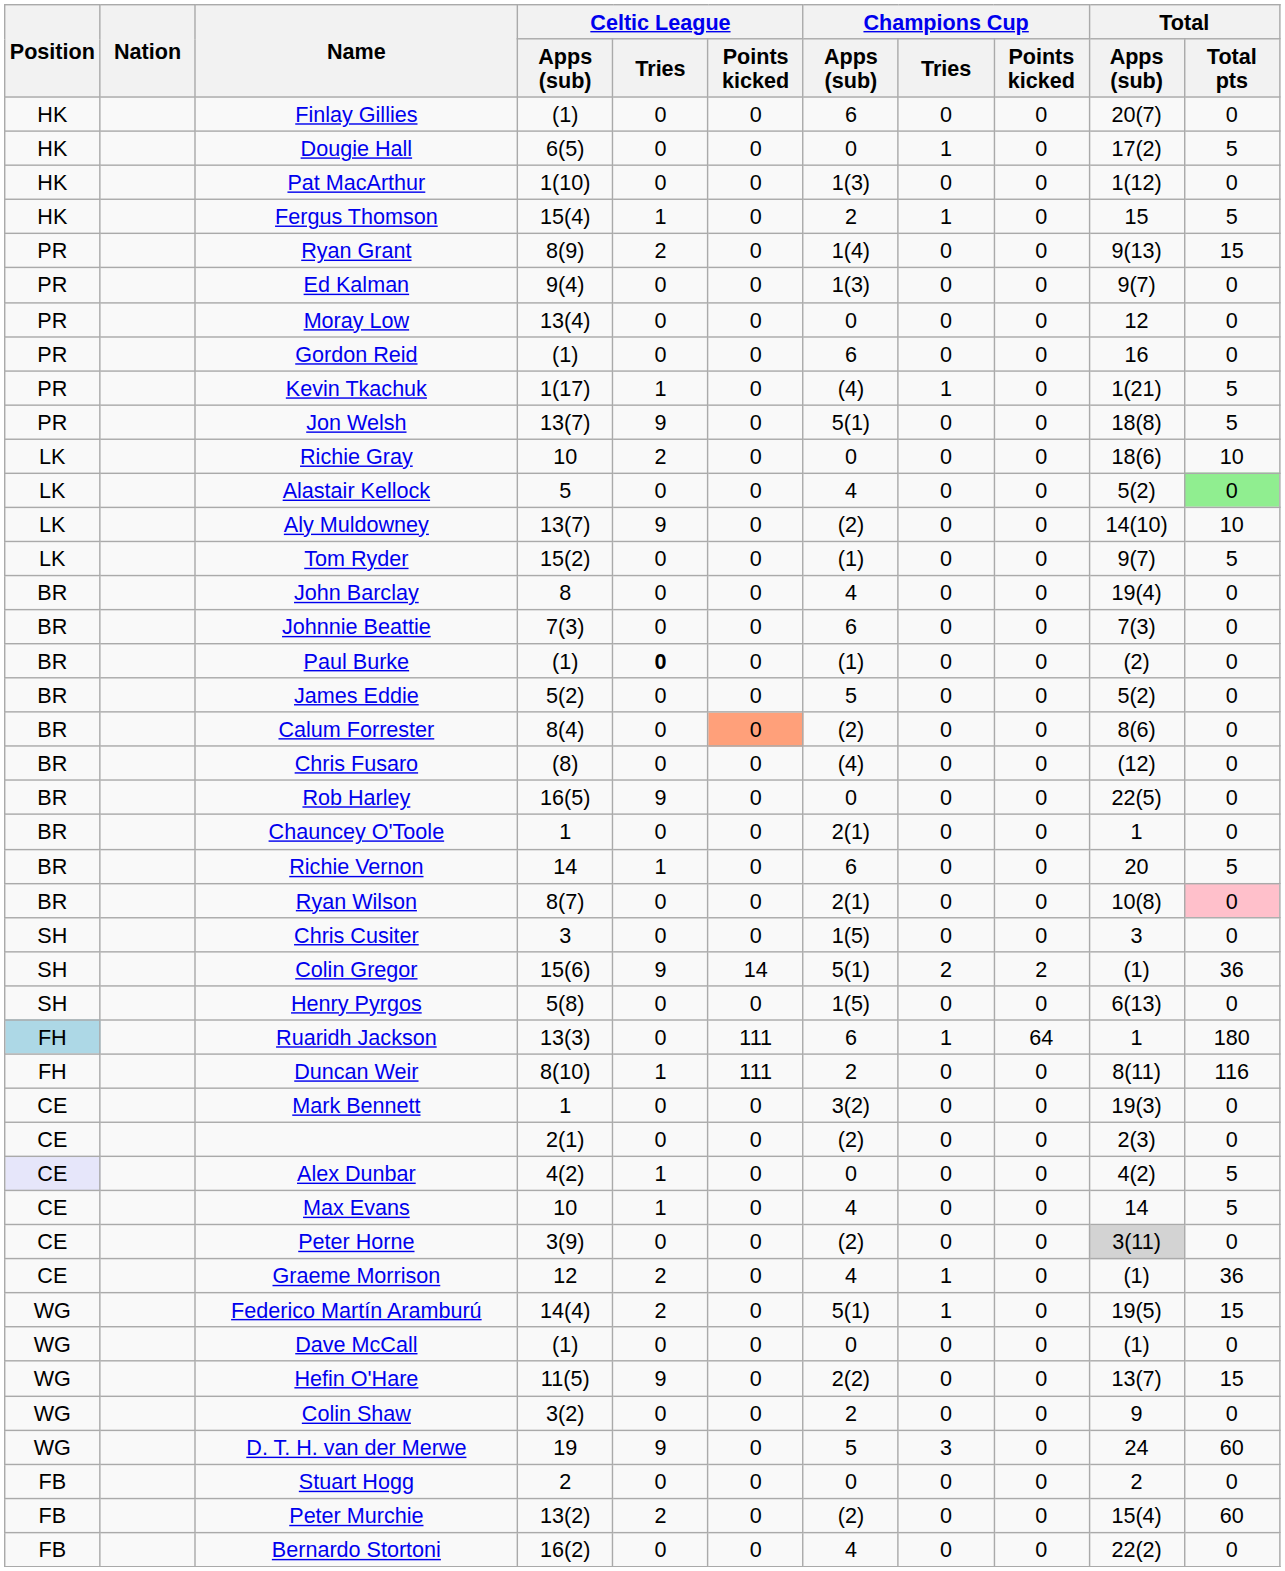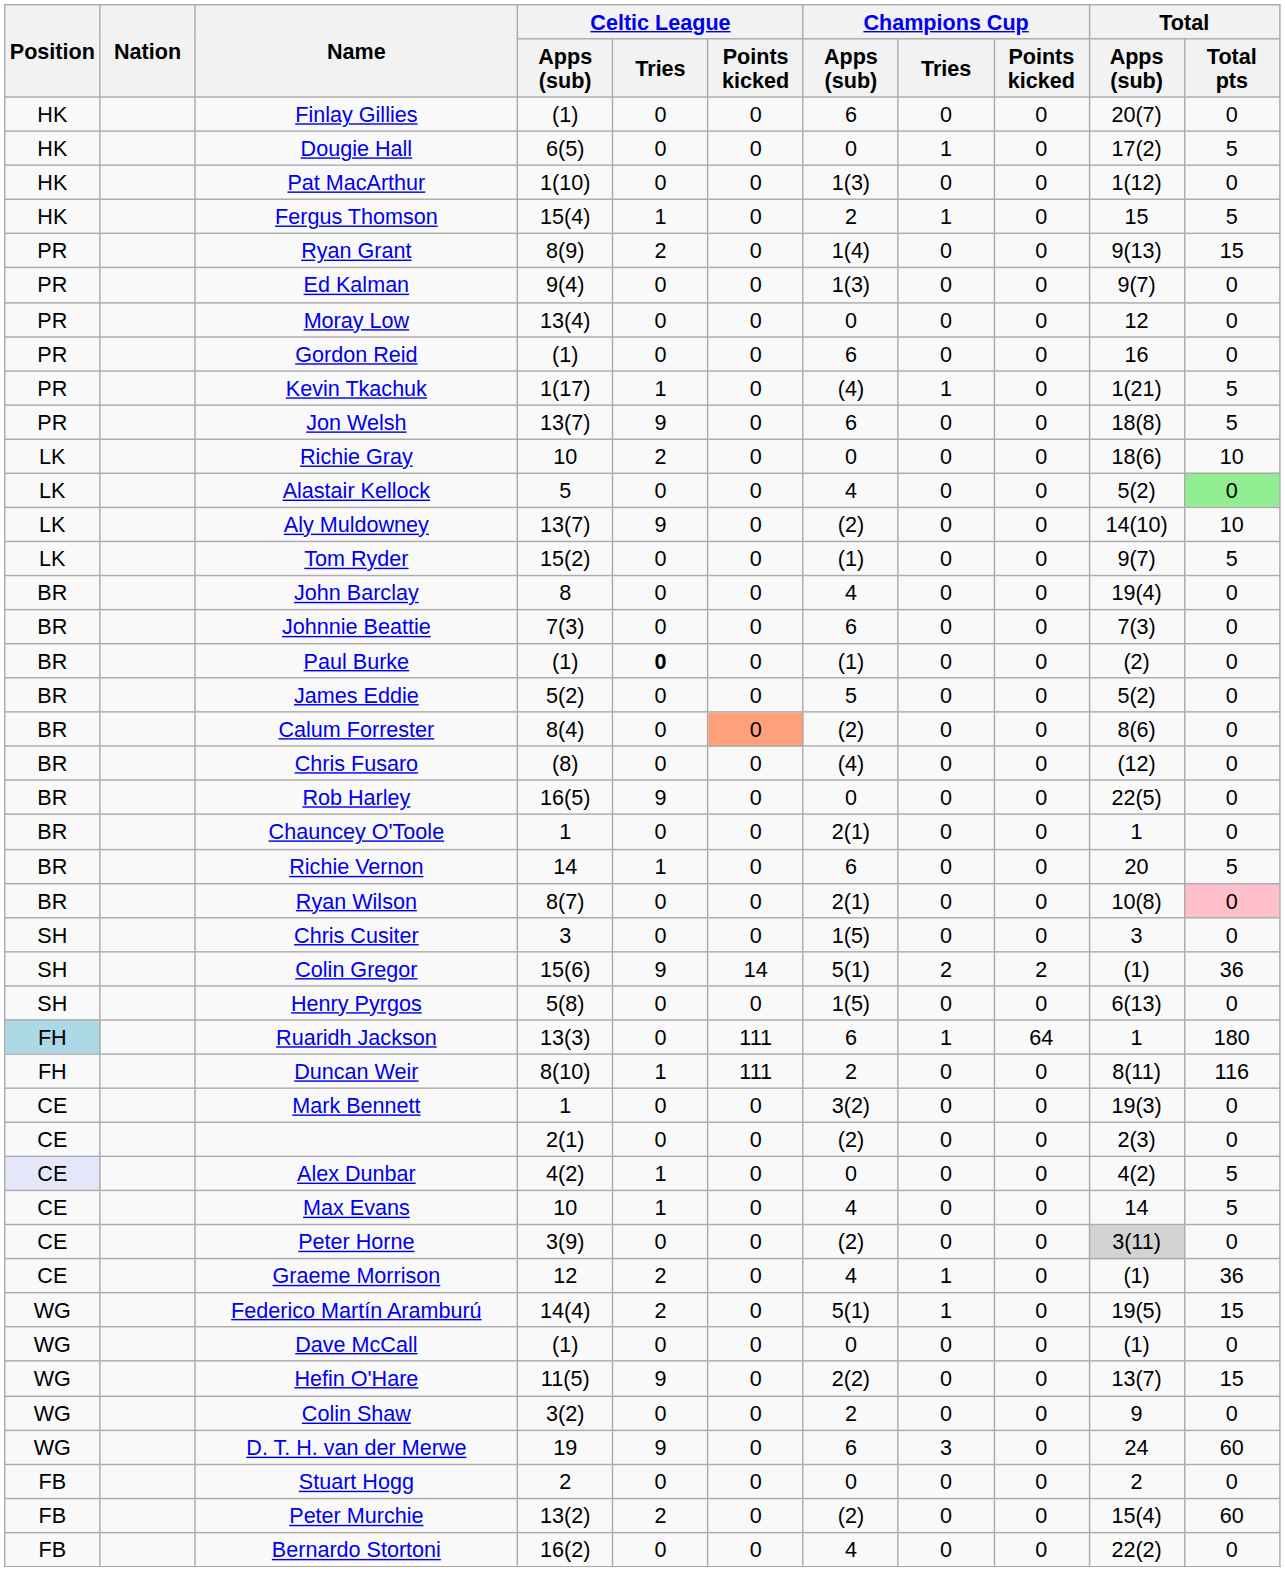(851, 422) 5(1) -> (851, 422) 6
(851, 1447) 5 -> (851, 1447) 6
